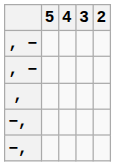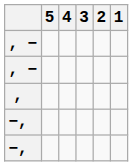+ column: (119, 18)
